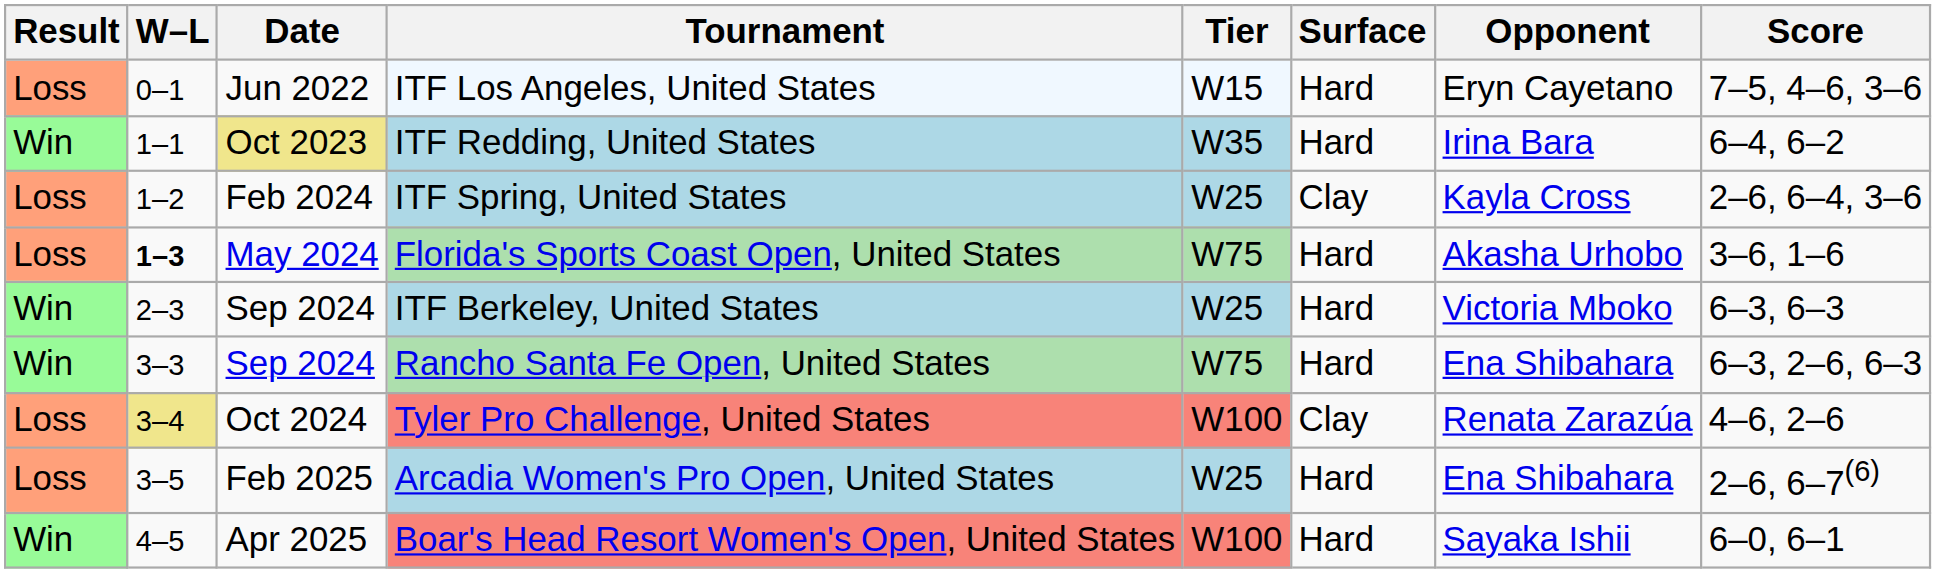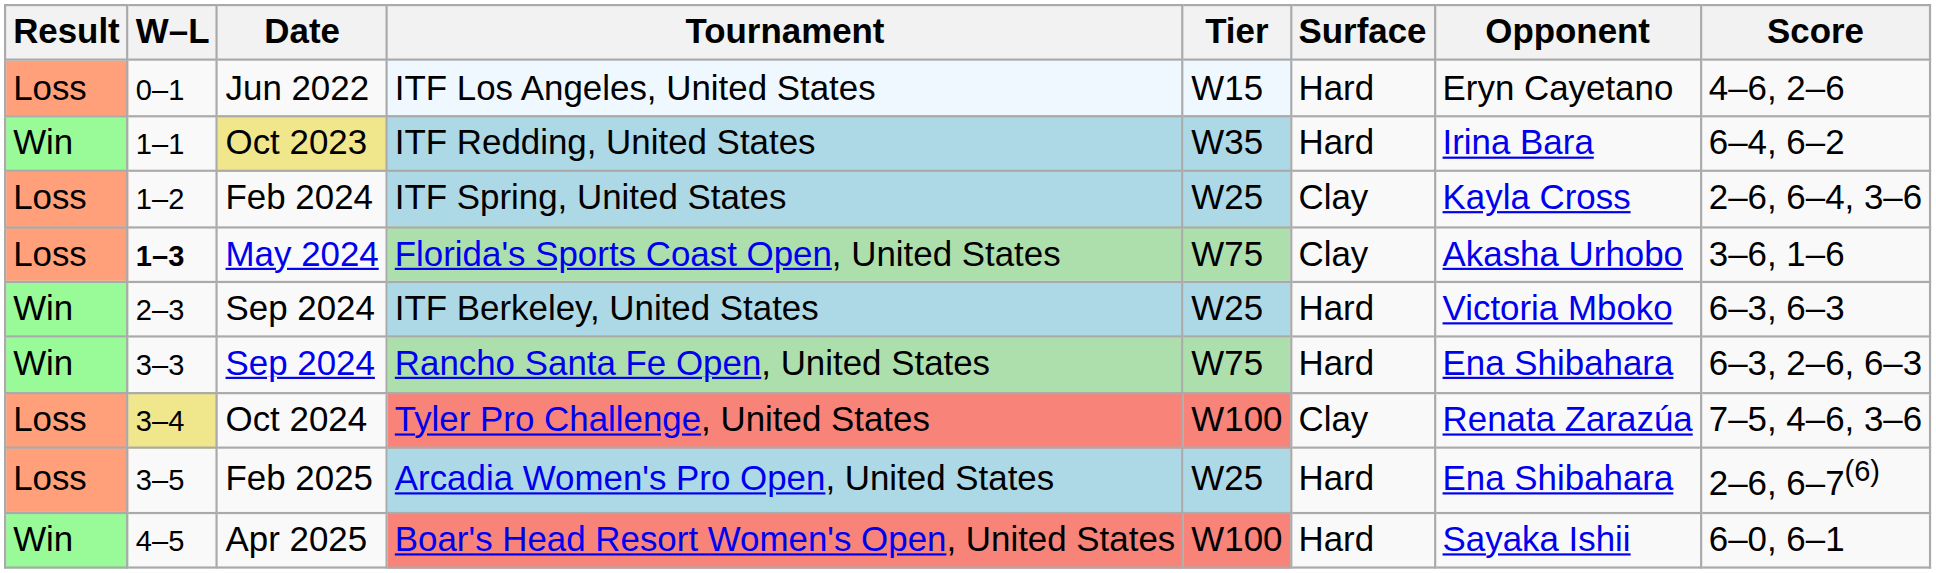(1815, 87) 7–5, 4–6, 3–6 -> (1777, 87) 4–6, 2–6
(1336, 253) Hard -> (1333, 253) Clay
(1777, 419) 4–6, 2–6 -> (1815, 419) 7–5, 4–6, 3–6
